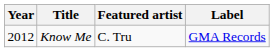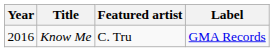(21, 36) 2012 -> (21, 36) 2016
